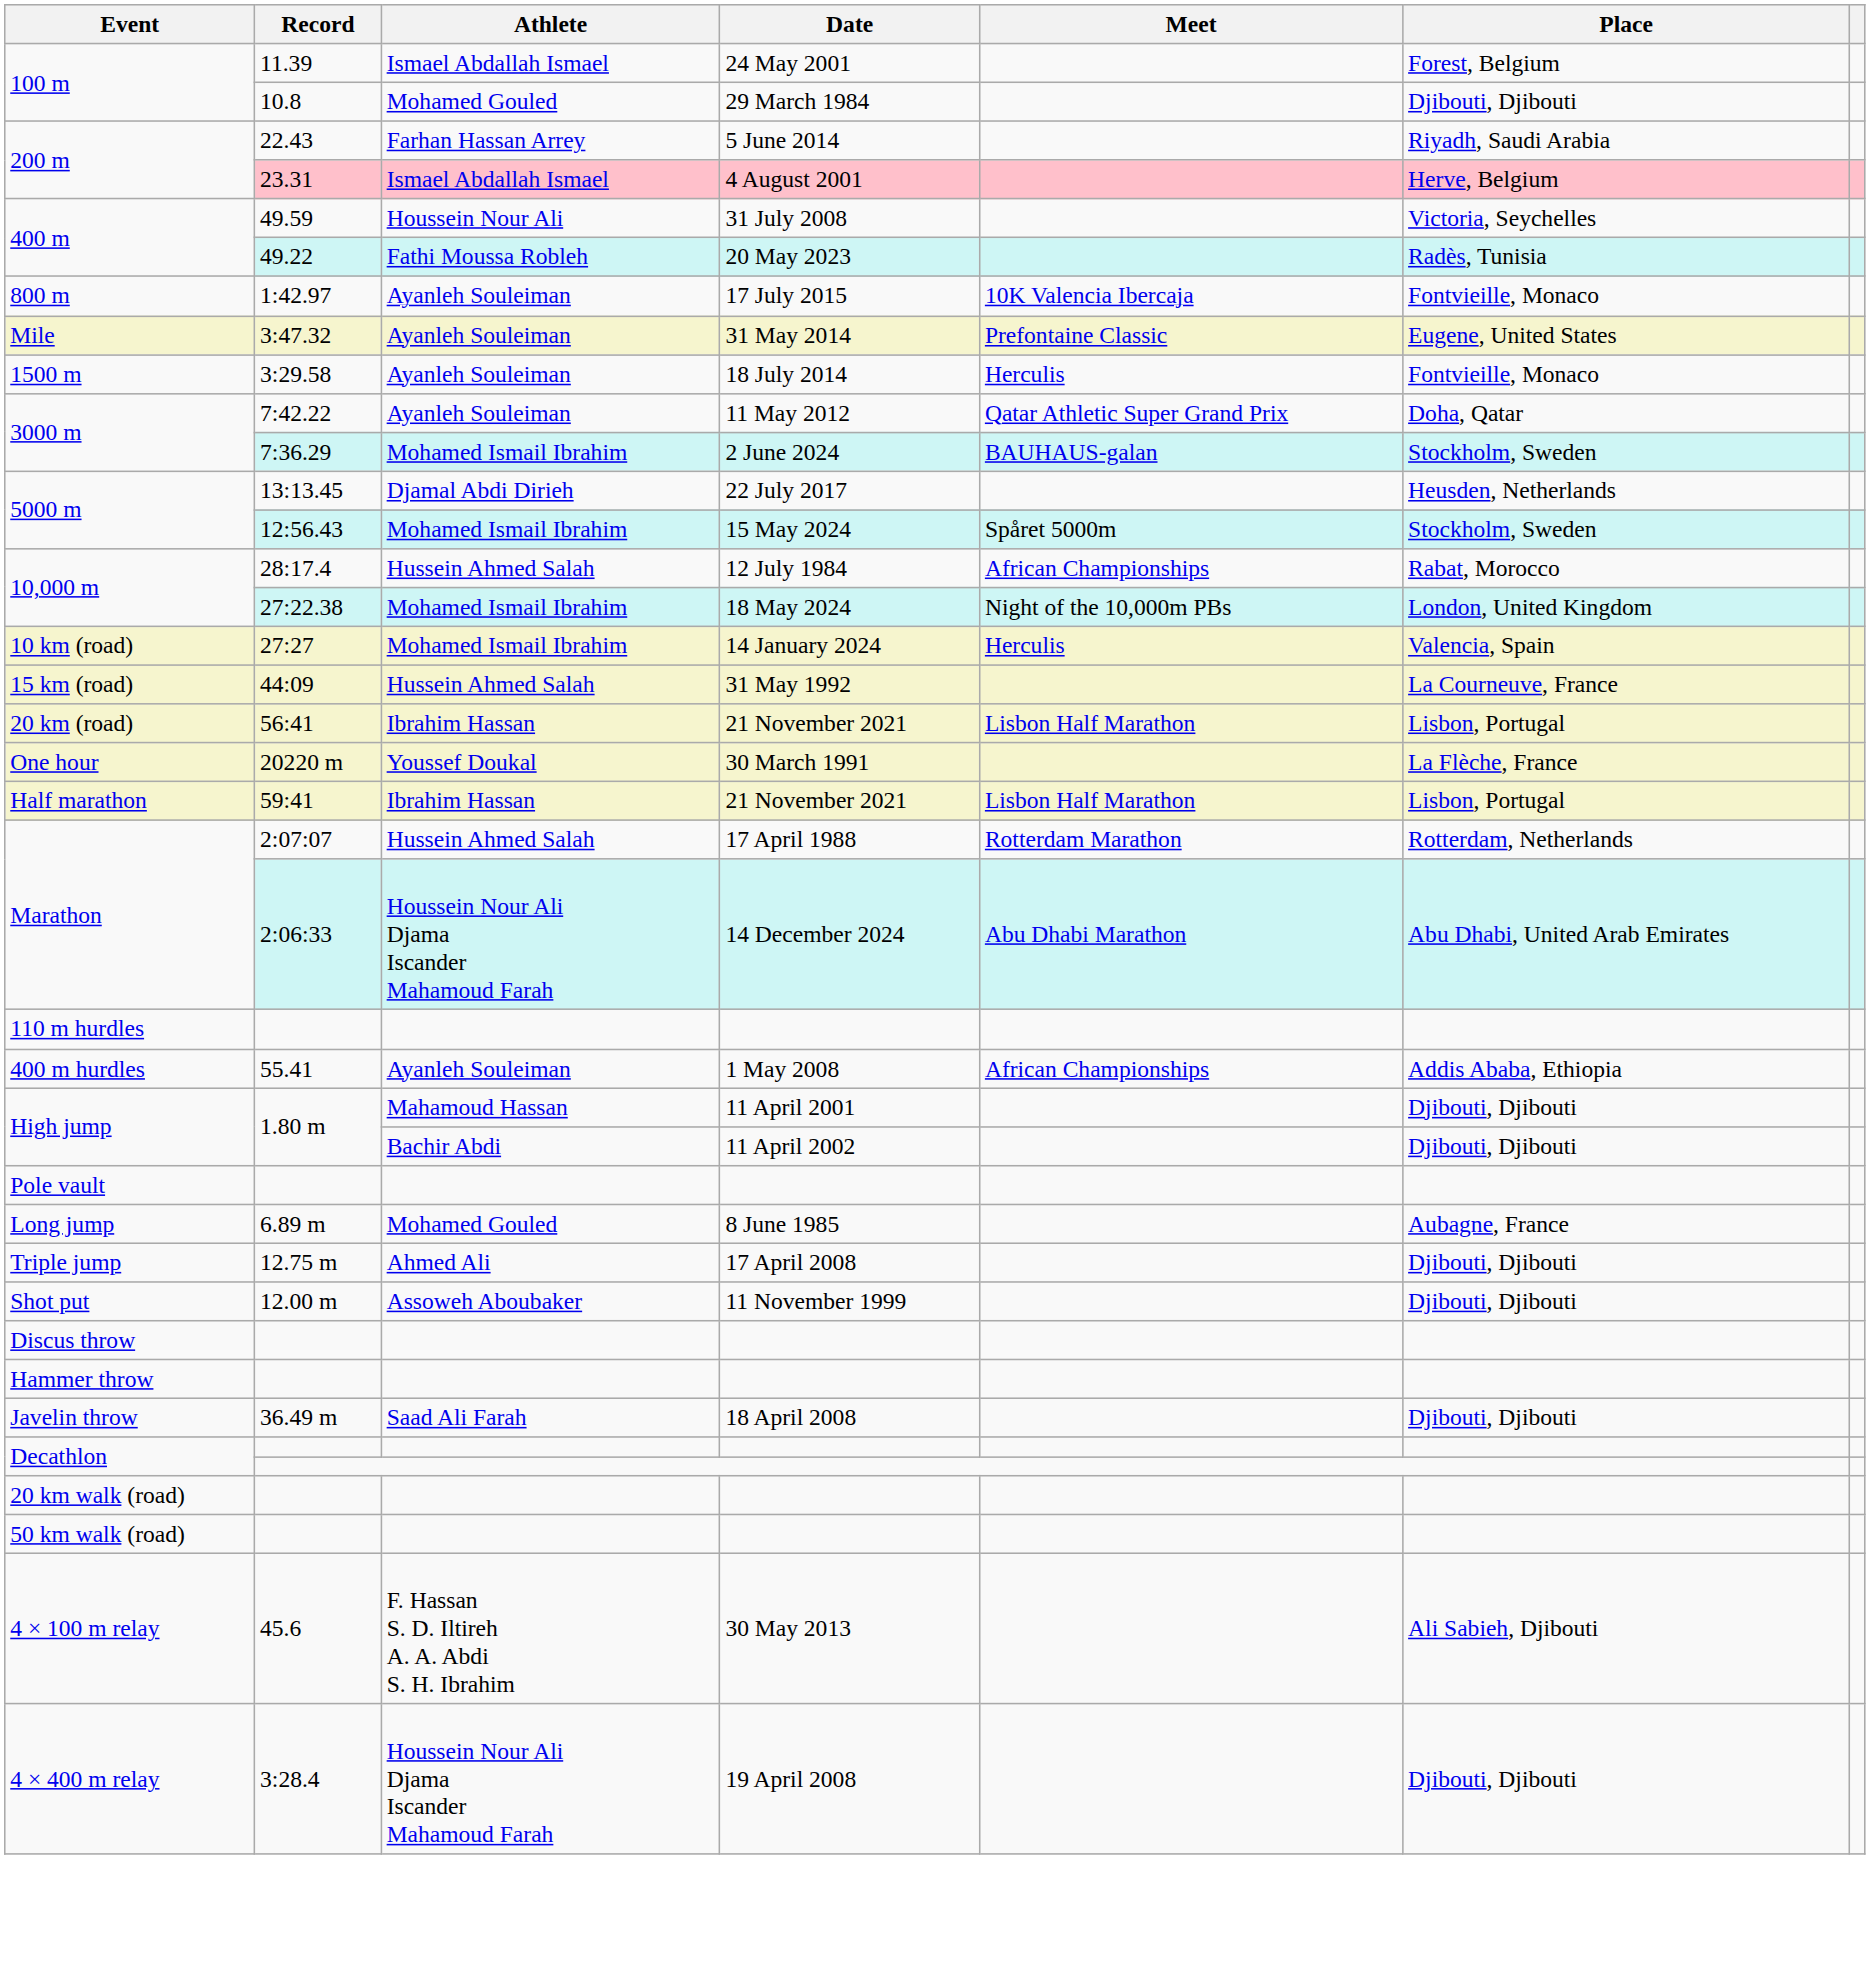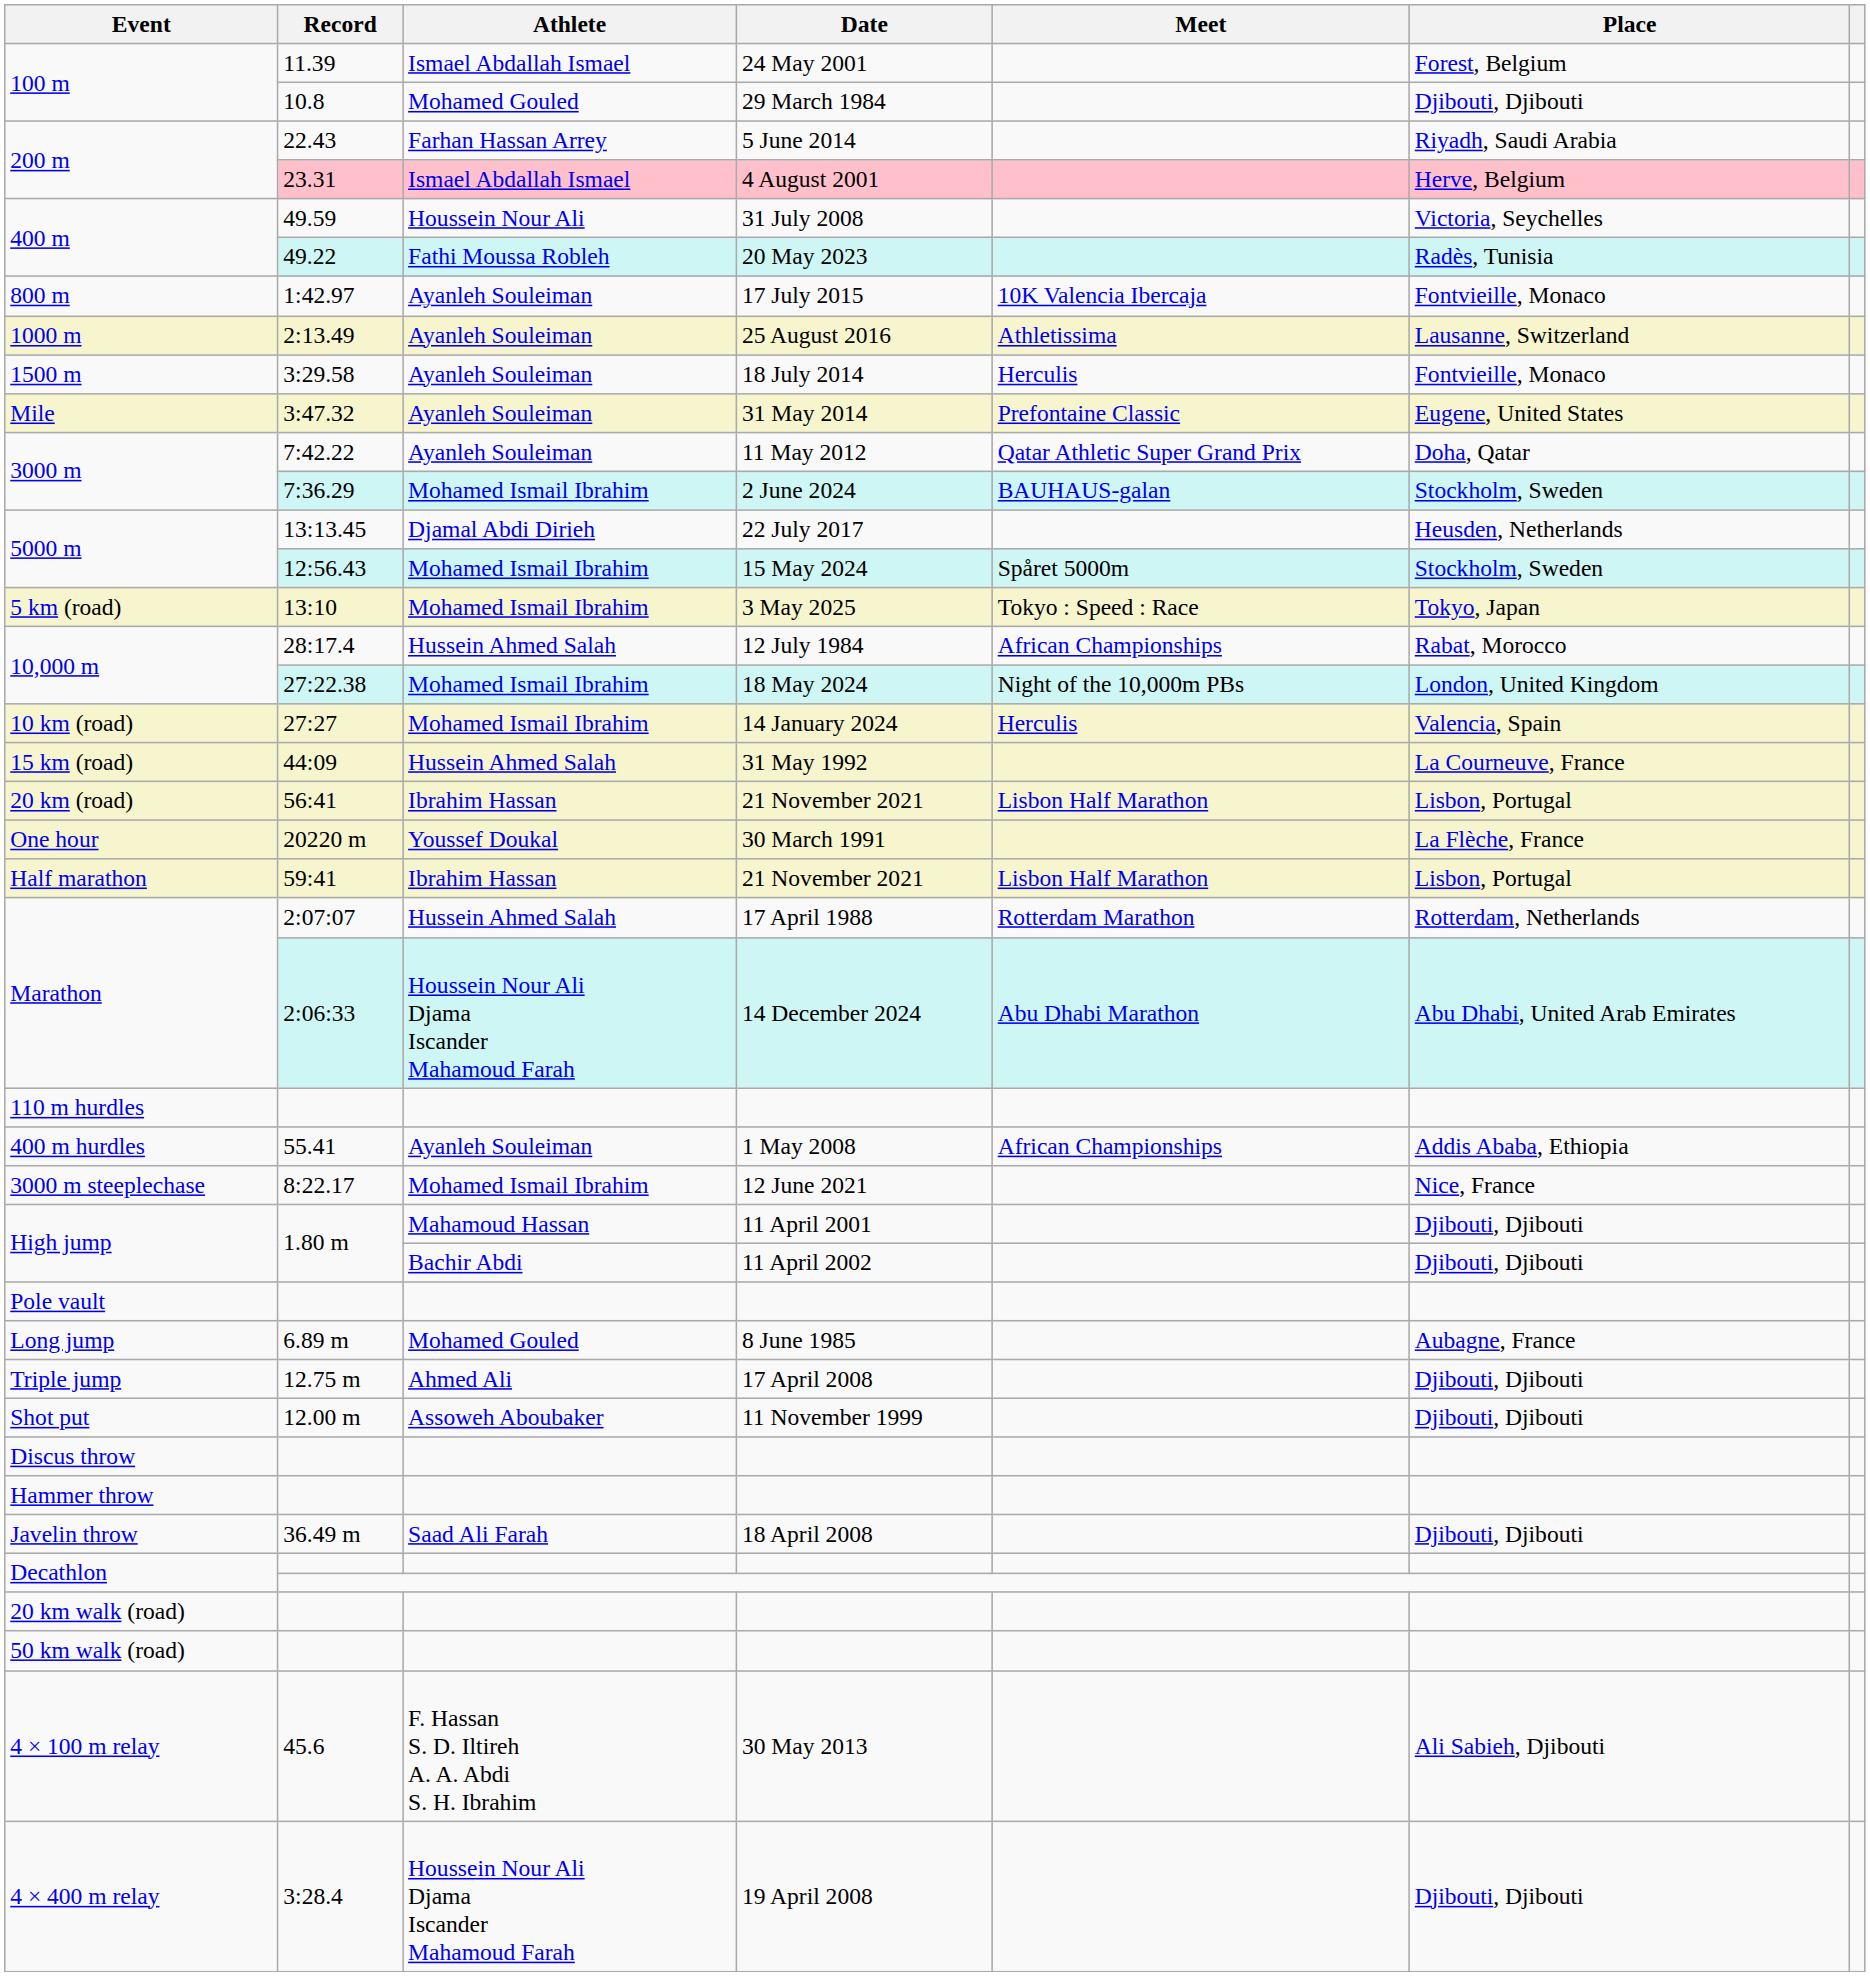+ row: (46, 334)
rows swapped: (46, 373) <-> (32, 334)
+ row: (66, 606)
+ row: (108, 1184)
